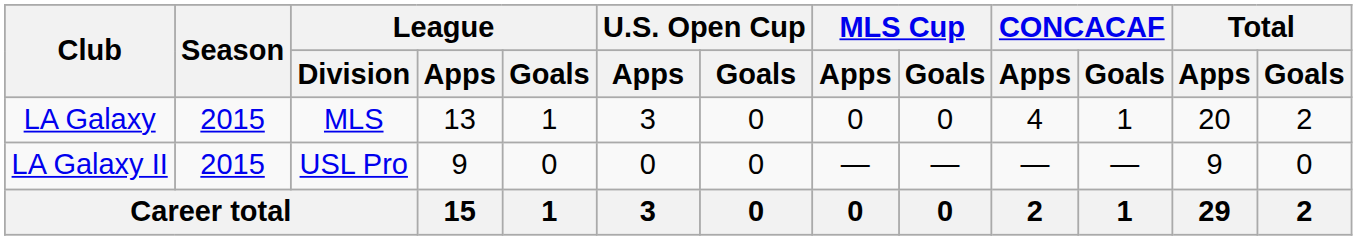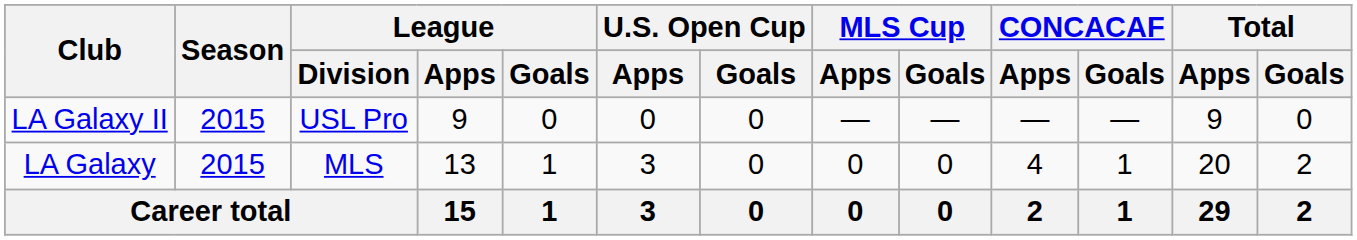rows swapped: (90, 165) <-> (90, 119)
